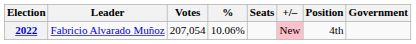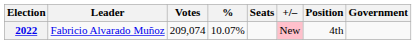(188, 30) 207,054 -> (188, 30) 209,074
(228, 30) 10.06% -> (228, 30) 10.07%
